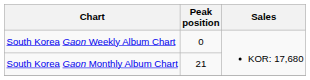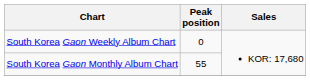(201, 64) 21 -> (201, 64) 55
